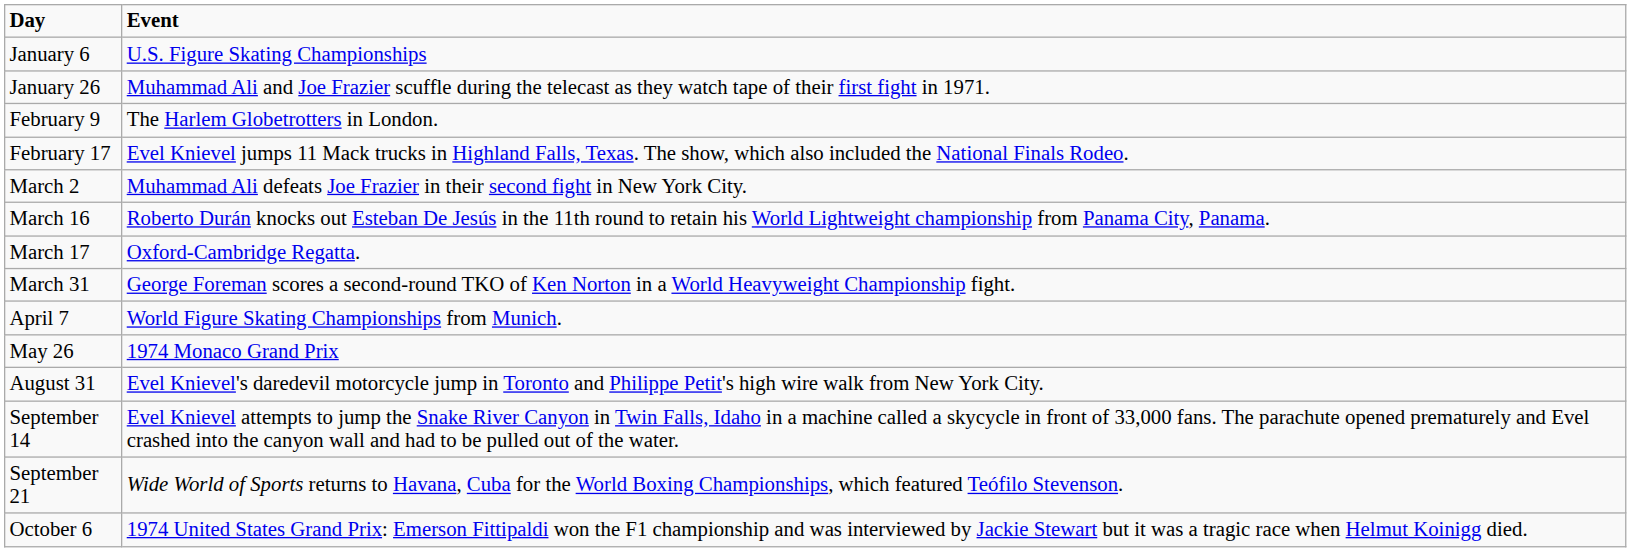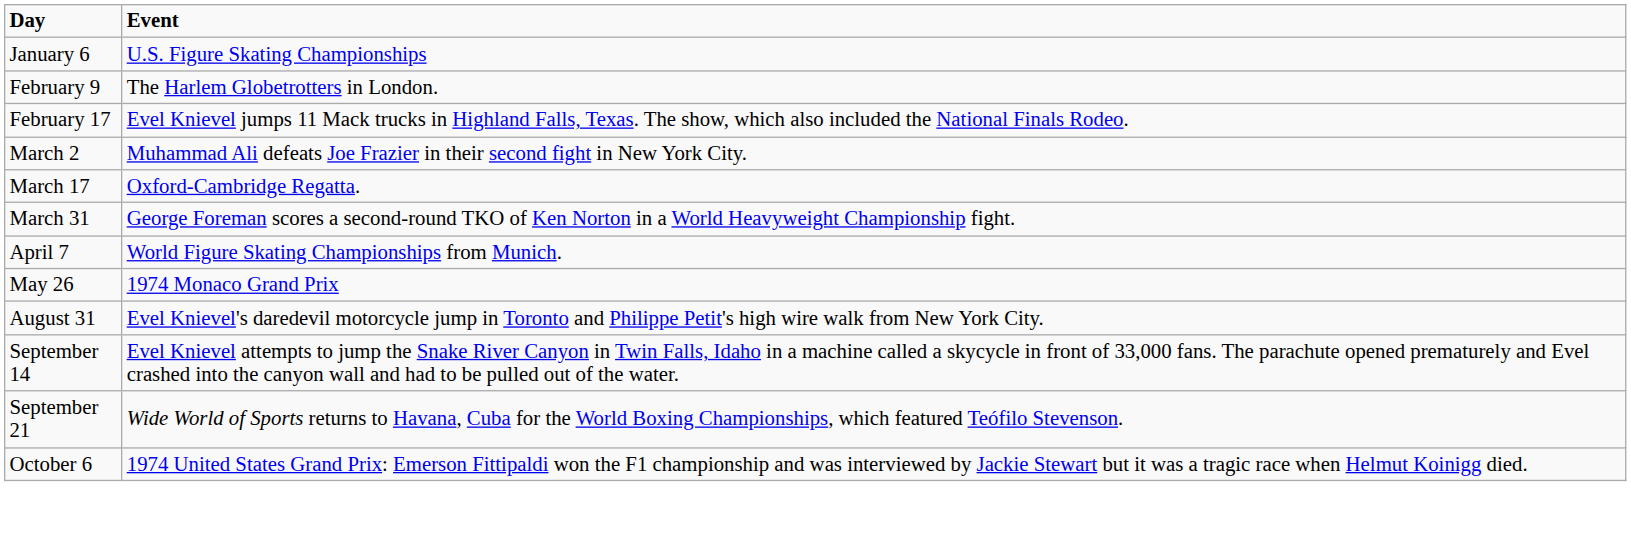- row: (55, 86)
- row: (50, 218)
